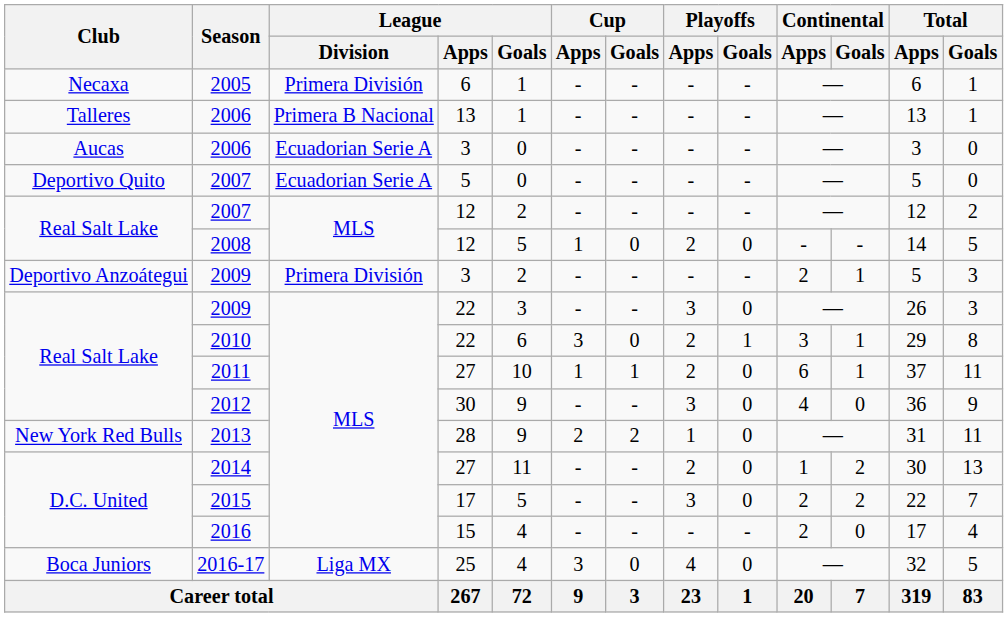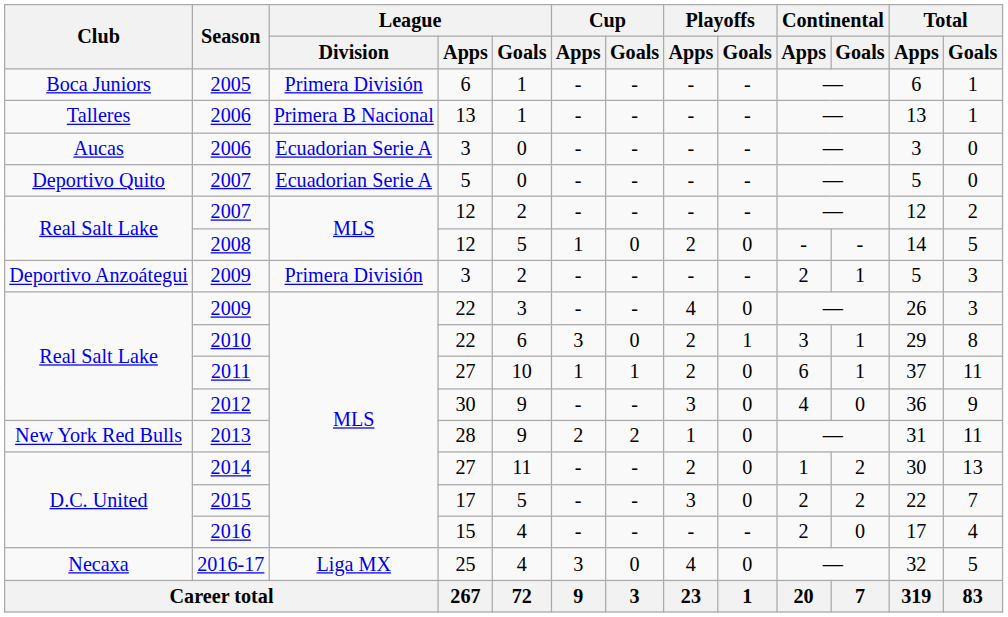(99, 84) Necaxa -> (99, 84) Boca Juniors
(691, 308) 3 -> (691, 308) 4
(99, 564) Boca Juniors -> (99, 564) Necaxa
